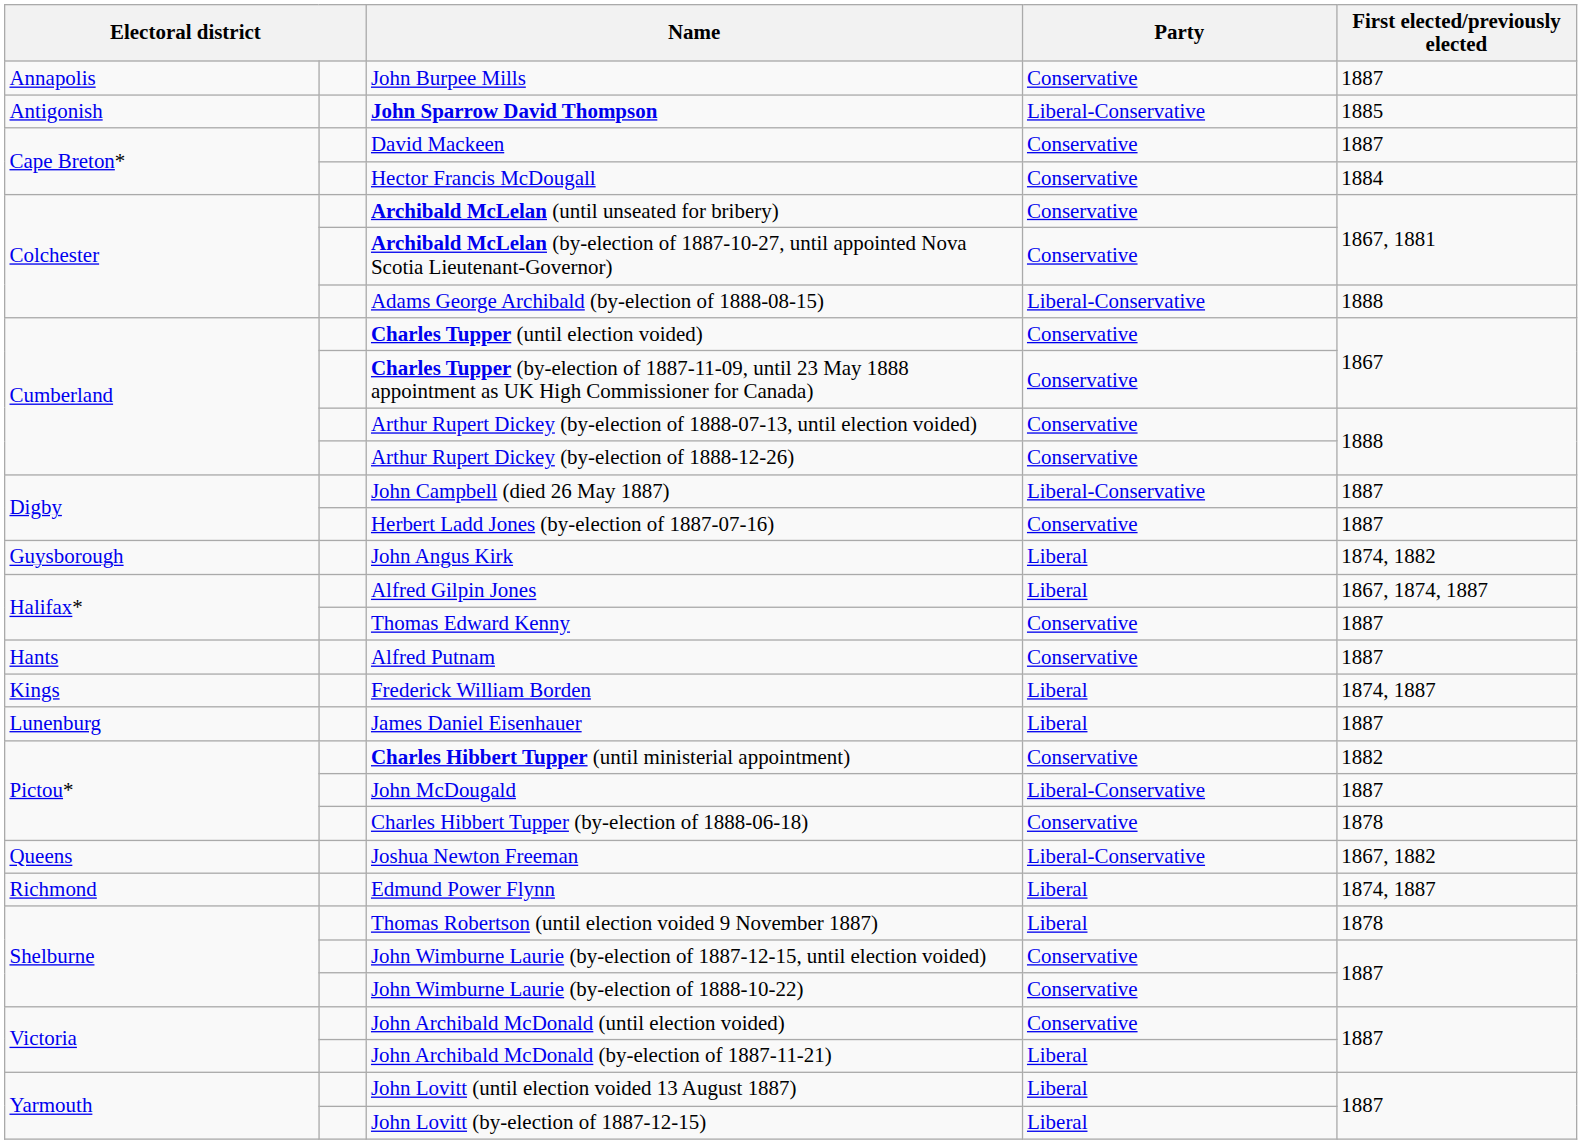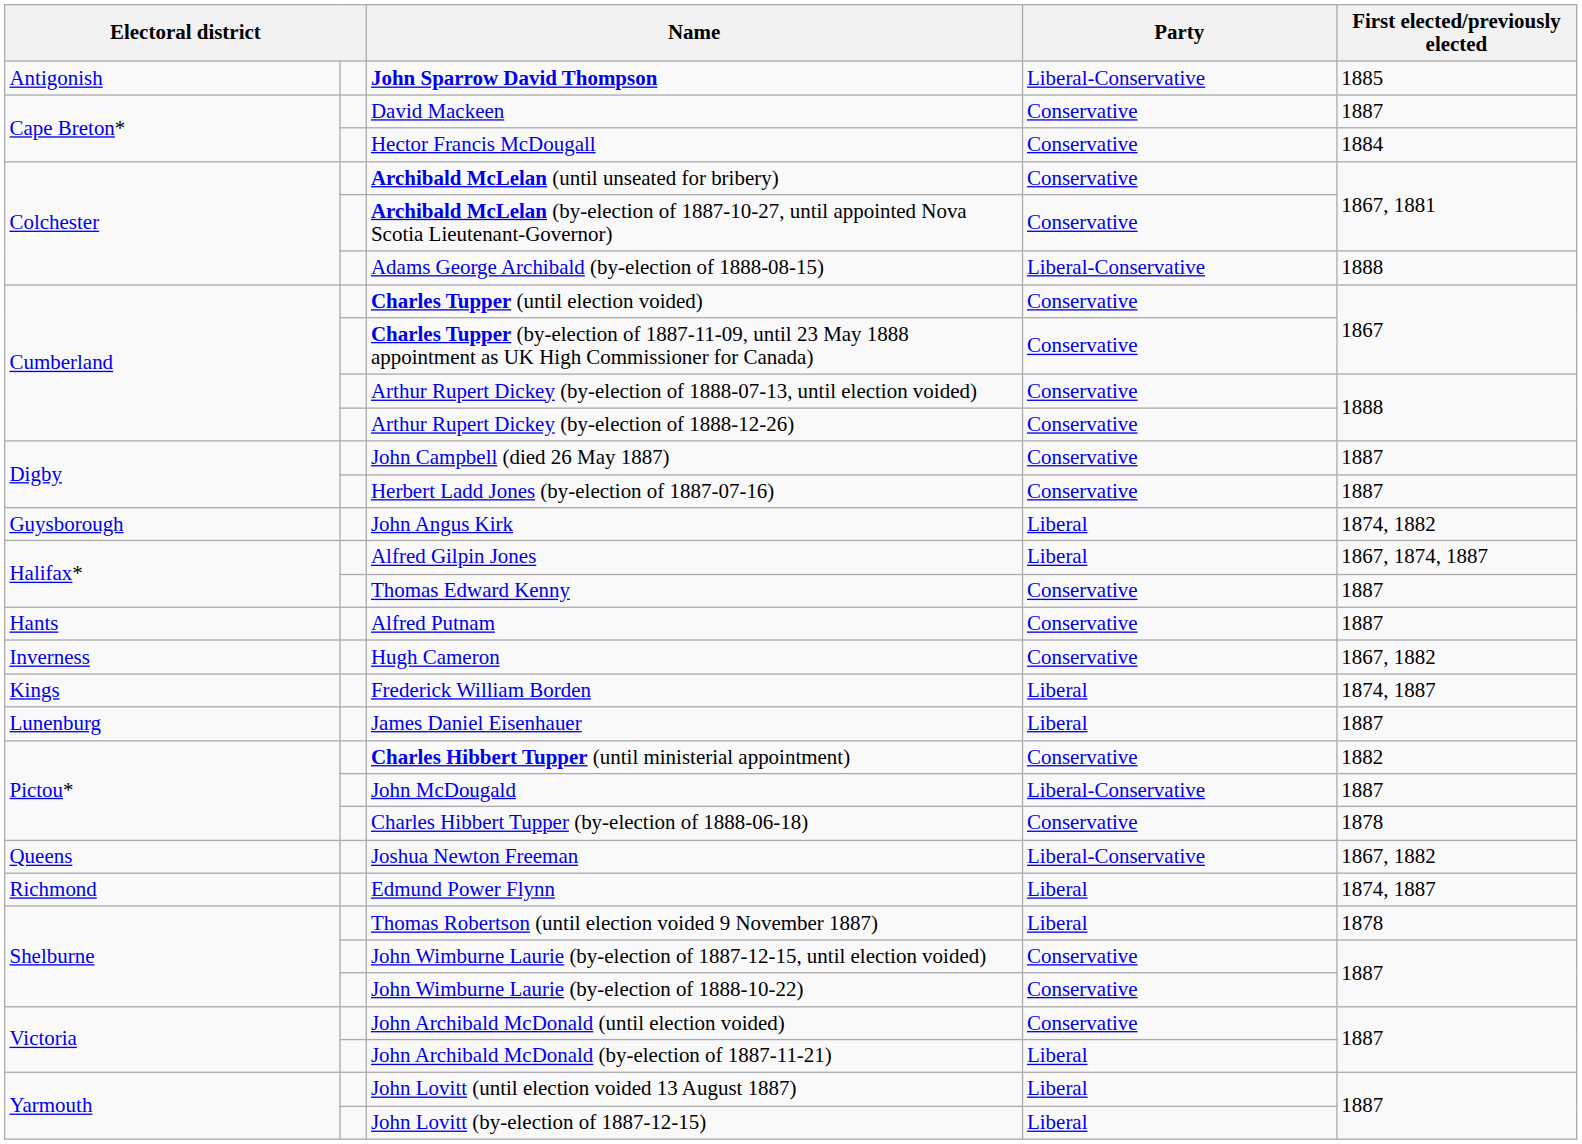- row: (448, 77)
(1116, 490) Liberal-Conservative -> (1082, 457) Conservative
+ row: (435, 656)
